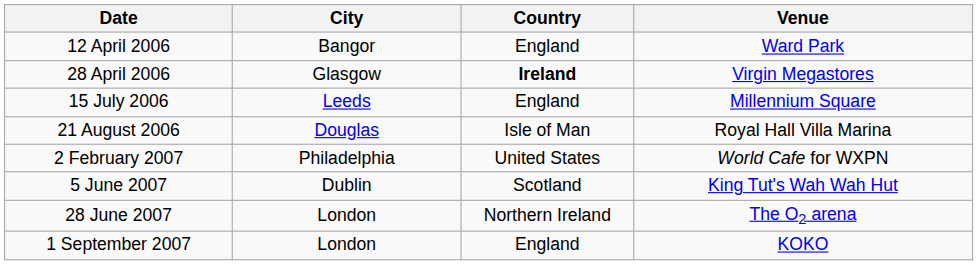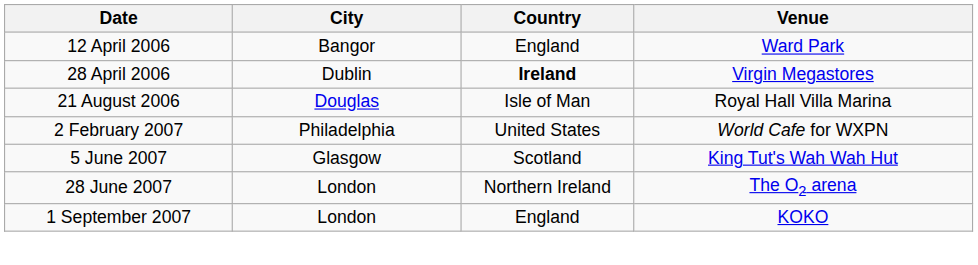(347, 74) Glasgow -> (347, 74) Dublin
- row: (119, 102)
(347, 185) Dublin -> (347, 158) Glasgow
